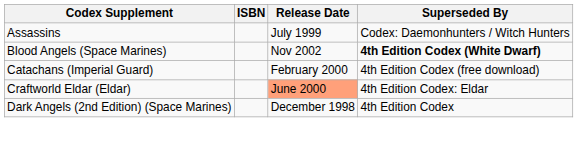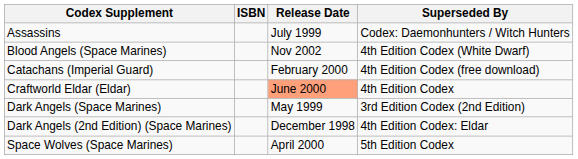(451, 51) bold -> (445, 51) normal
(424, 88) 4th Edition Codex: Eldar -> (407, 88) 4th Edition Codex
+ row: (84, 107)
(407, 107) 4th Edition Codex -> (424, 126) 4th Edition Codex: Eldar
+ row: (90, 145)
